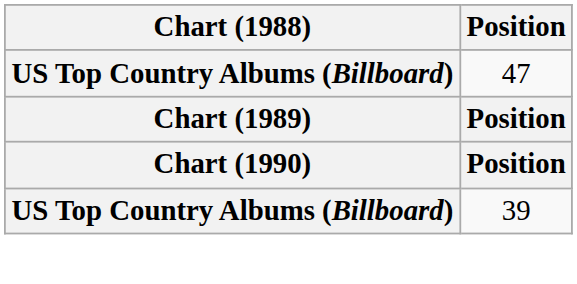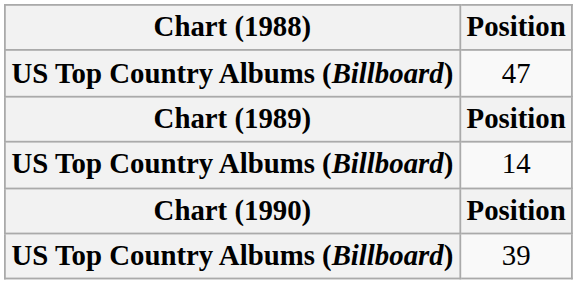+ row: (516, 164)
